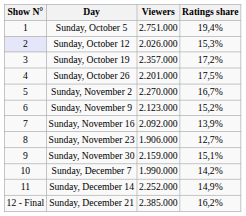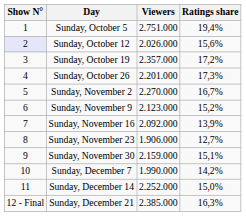(210, 44) 15,3% -> (210, 44) 15,6%
(210, 76) 17,5% -> (210, 76) 17,3%
(210, 187) 14,9% -> (210, 187) 15,0%
(210, 203) 16,2% -> (210, 203) 16,3%
